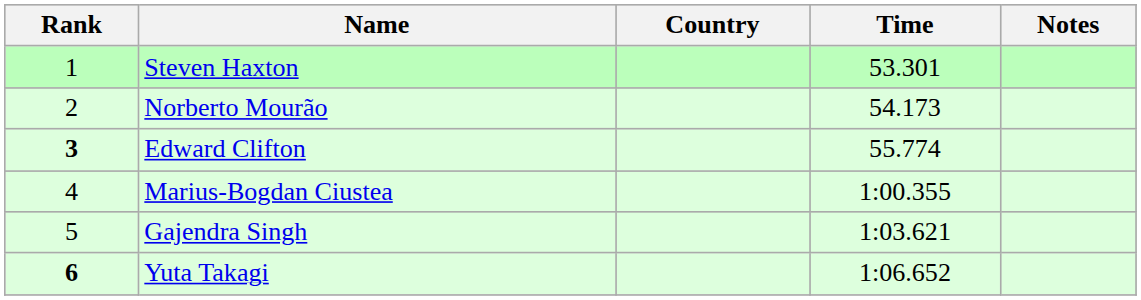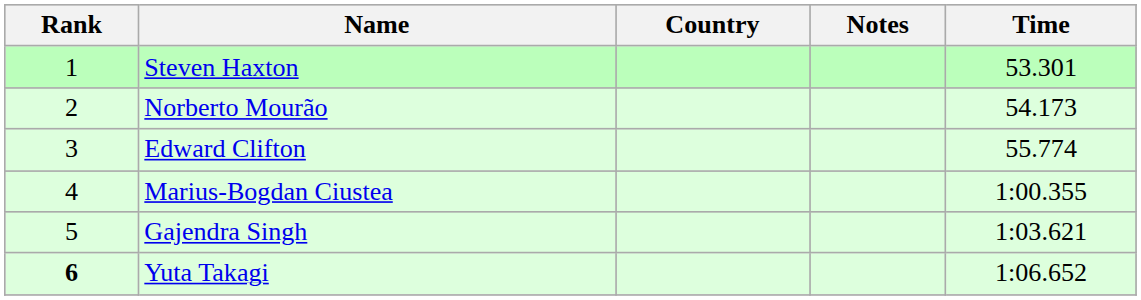columns swapped: (905, 25) <-> (1068, 25)
(72, 149) bold -> (72, 149) normal
